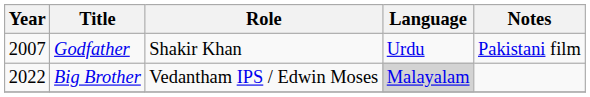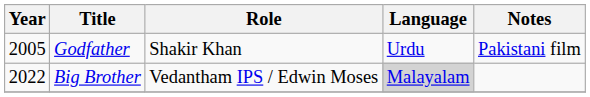(27, 48) 2007 -> (27, 48) 2005
